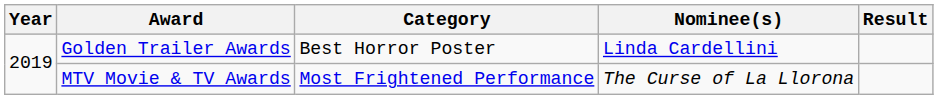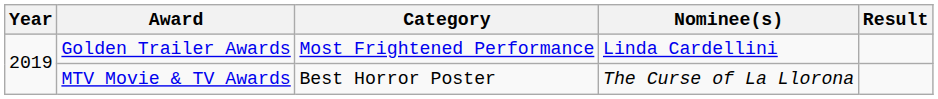(398, 49) Best Horror Poster -> (447, 49) Most Frightened Performance
(447, 79) Most Frightened Performance -> (398, 79) Best Horror Poster
